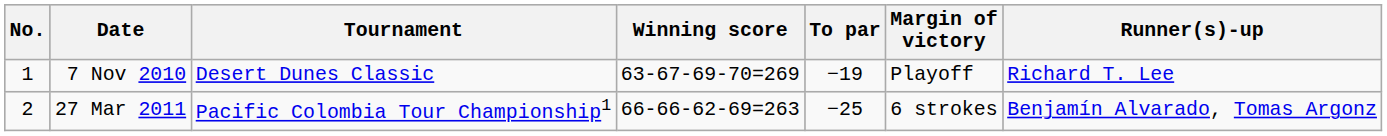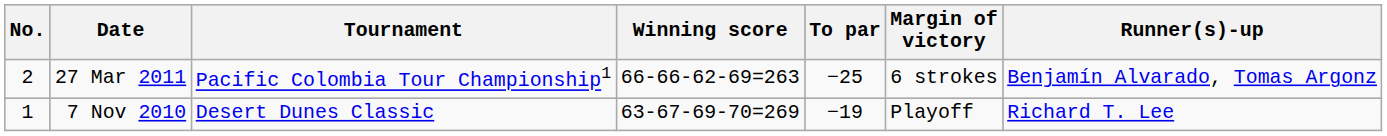rows swapped: (127, 76) <-> (121, 111)
